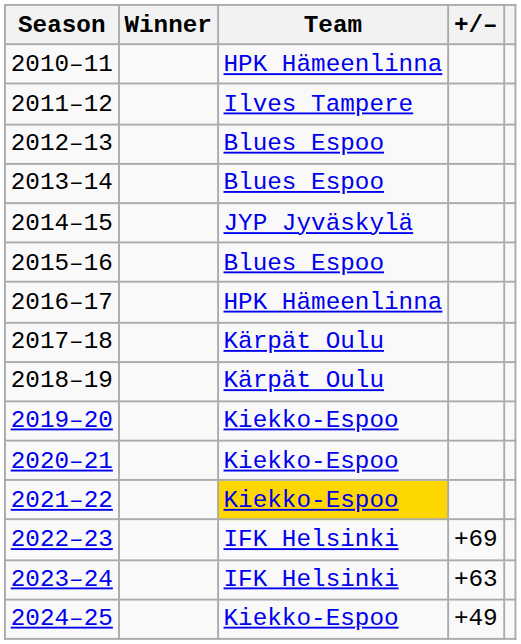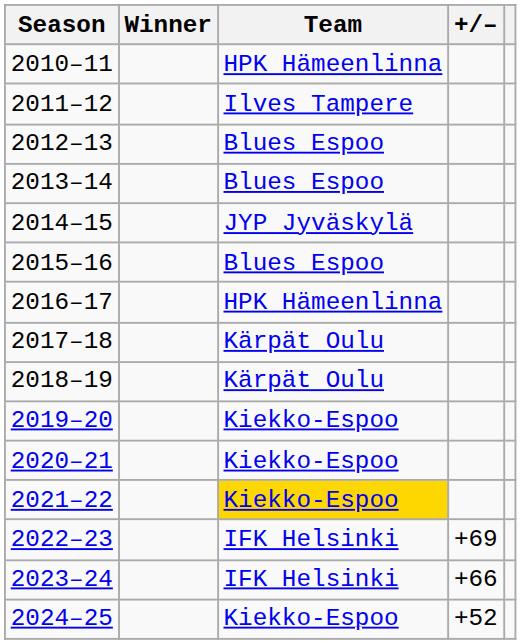(476, 579) +63 -> (476, 579) +66
(476, 619) +49 -> (476, 619) +52
